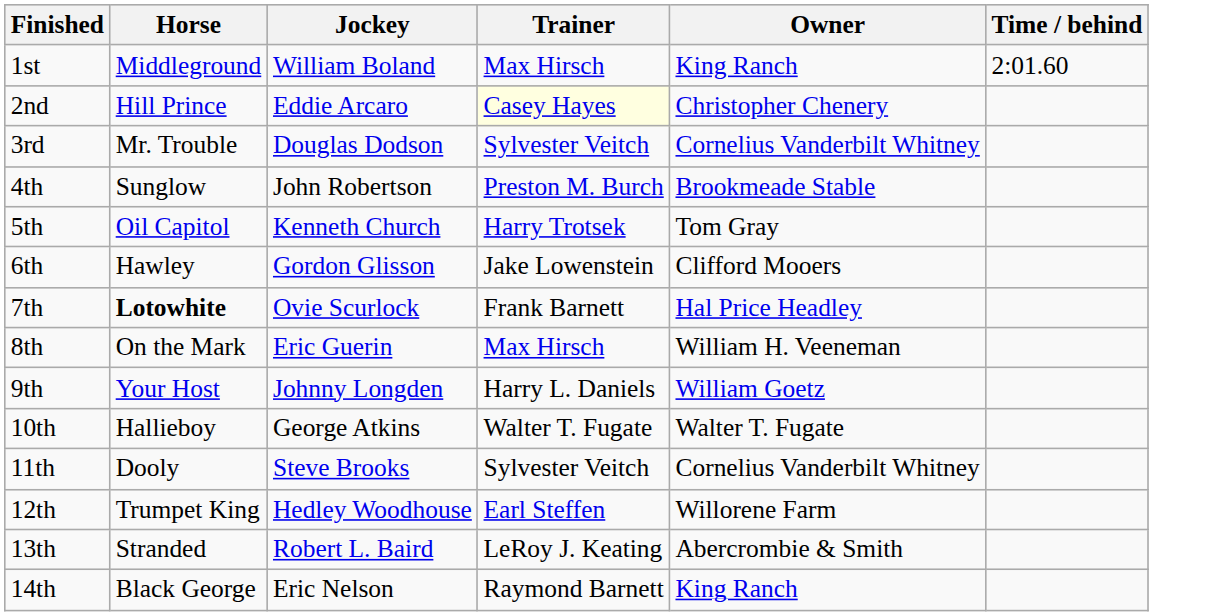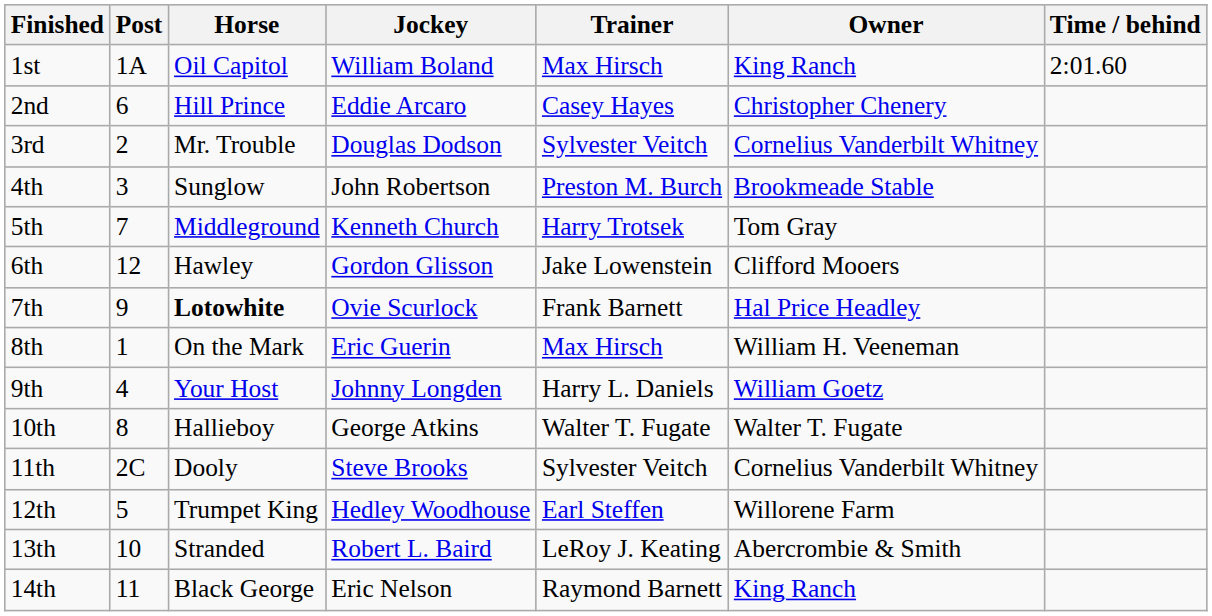+ column: (139, 24)
(188, 65) Middleground -> (231, 65) Oil Capitol
(550, 105) lightyellow background -> (608, 105) no background
(173, 226) Oil Capitol -> (247, 226) Middleground
